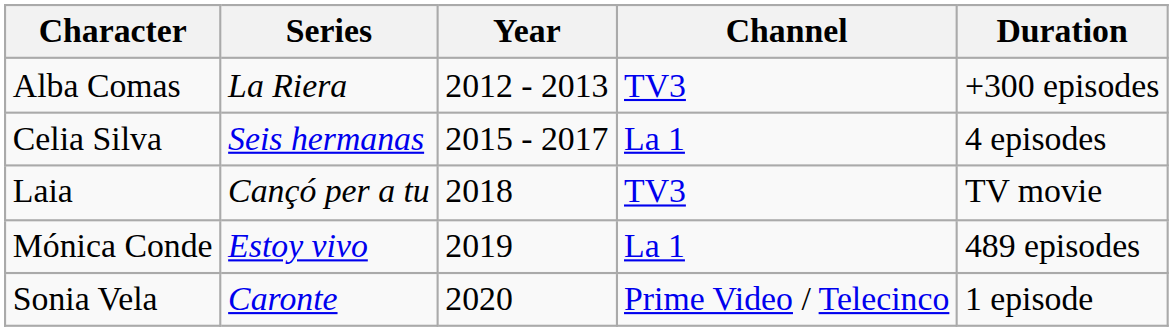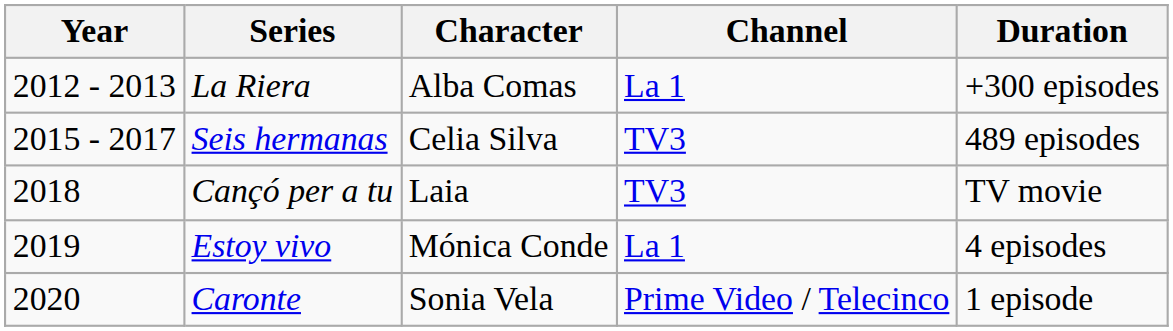columns swapped: (527, 31) <-> (113, 31)
(655, 84) TV3 -> (654, 84) La 1
(654, 138) La 1 -> (655, 138) TV3
(1036, 138) 4 episodes -> (1053, 138) 489 episodes
(1053, 245) 489 episodes -> (1036, 245) 4 episodes
